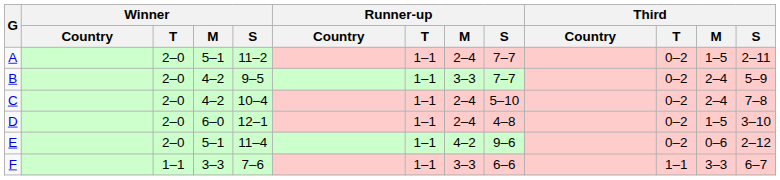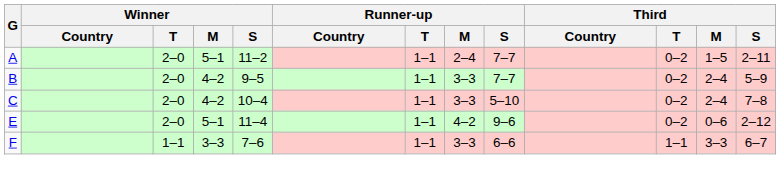(465, 100) 2–4 -> (465, 100) 3–3
- row: (13, 121)
